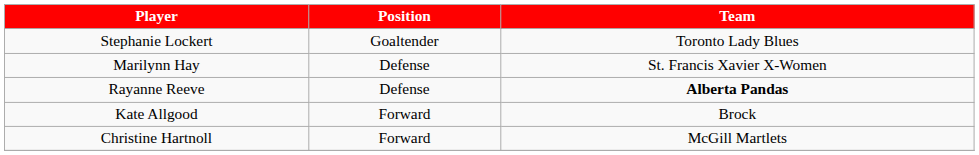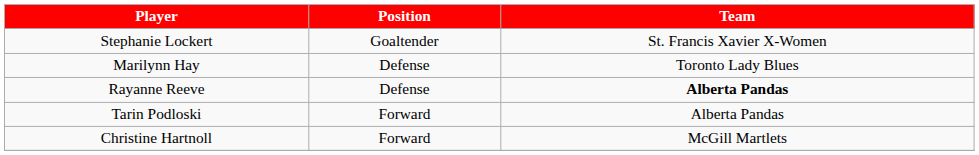(737, 41) Toronto Lady Blues -> (737, 41) St. Francis Xavier X-Women
(737, 65) St. Francis Xavier X-Women -> (737, 65) Toronto Lady Blues
- row: (156, 114)
+ row: (156, 114)
